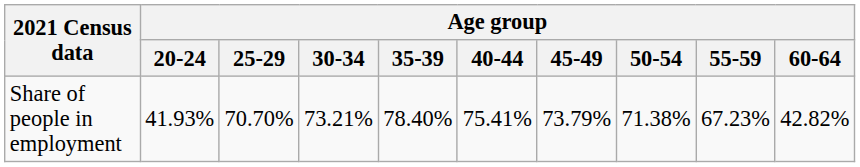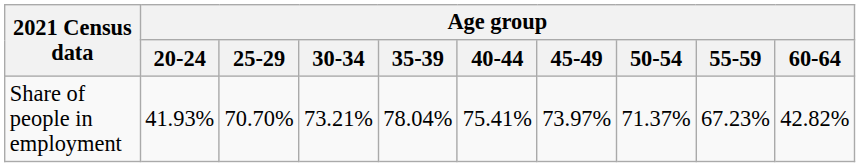(418, 118) 78.40% -> (418, 118) 78.04%
(577, 118) 73.79% -> (577, 118) 73.97%
(656, 118) 71.38% -> (656, 118) 71.37%
